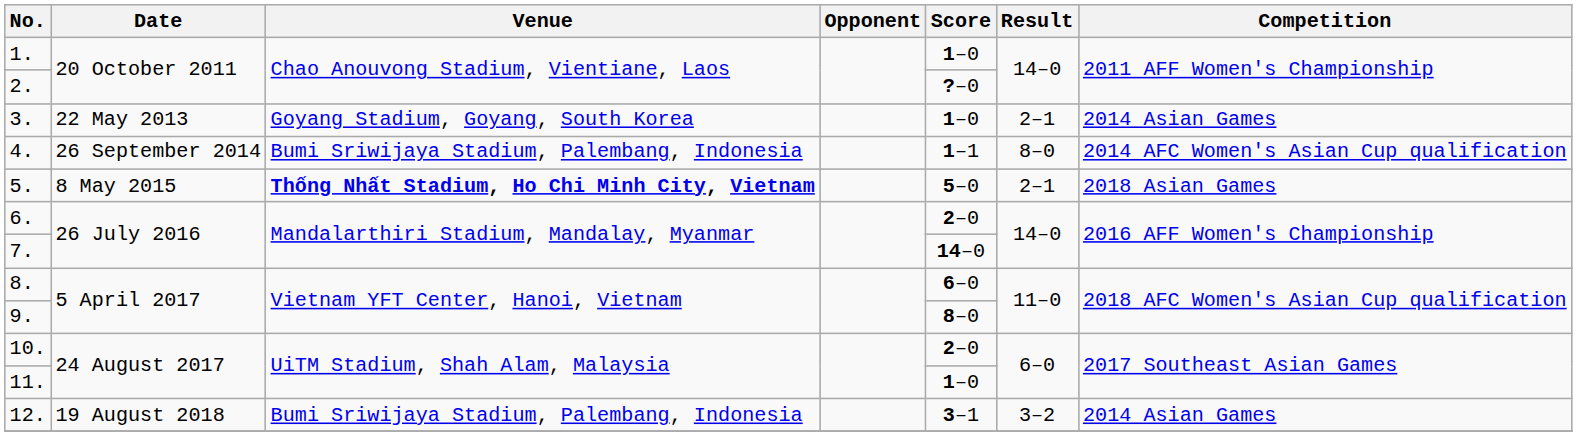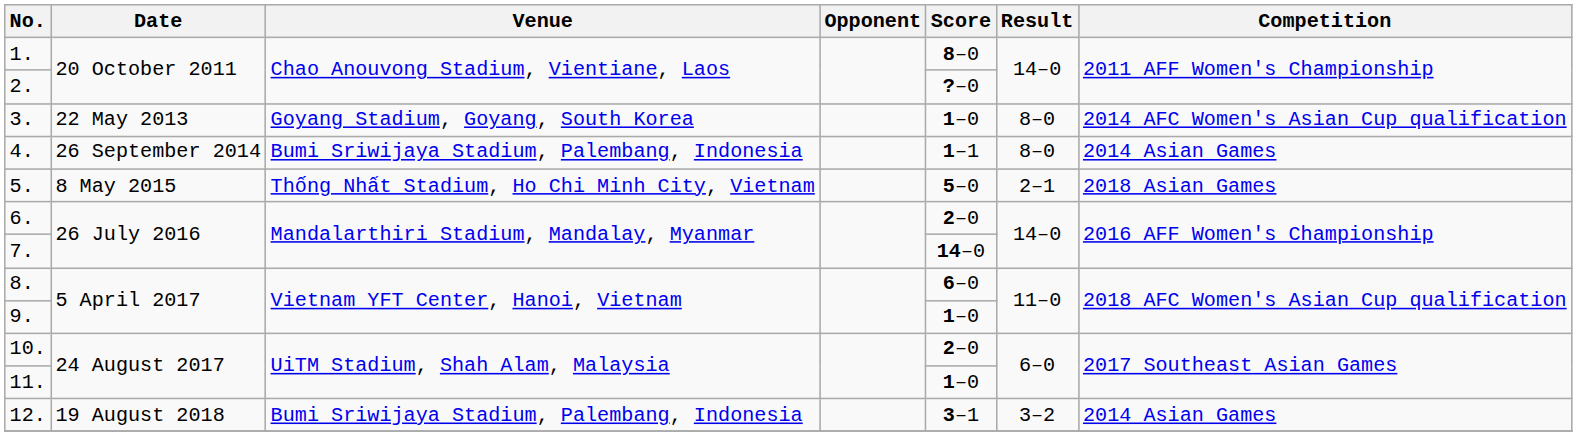(961, 54) 1–0 -> (961, 54) 8–0
(1037, 120) 2–1 -> (1037, 120) 8–0
(1180, 120) 2014 Asian Games -> (1325, 120) 2014 AFC Women's Asian Cup qualification
(1325, 153) 2014 AFC Women's Asian Cup qualification -> (1180, 153) 2014 Asian Games
(543, 185) bold -> (543, 185) normal
(961, 317) 8–0 -> (961, 317) 1–0
